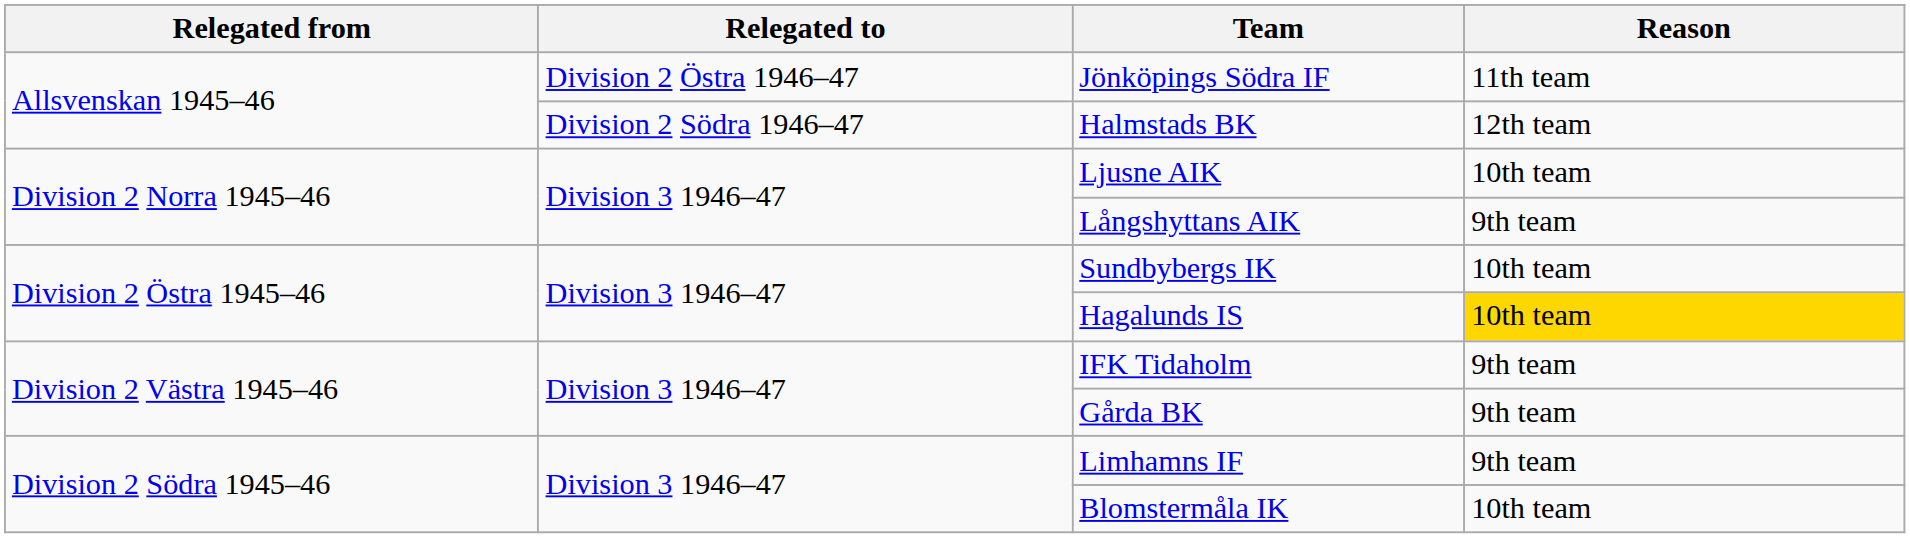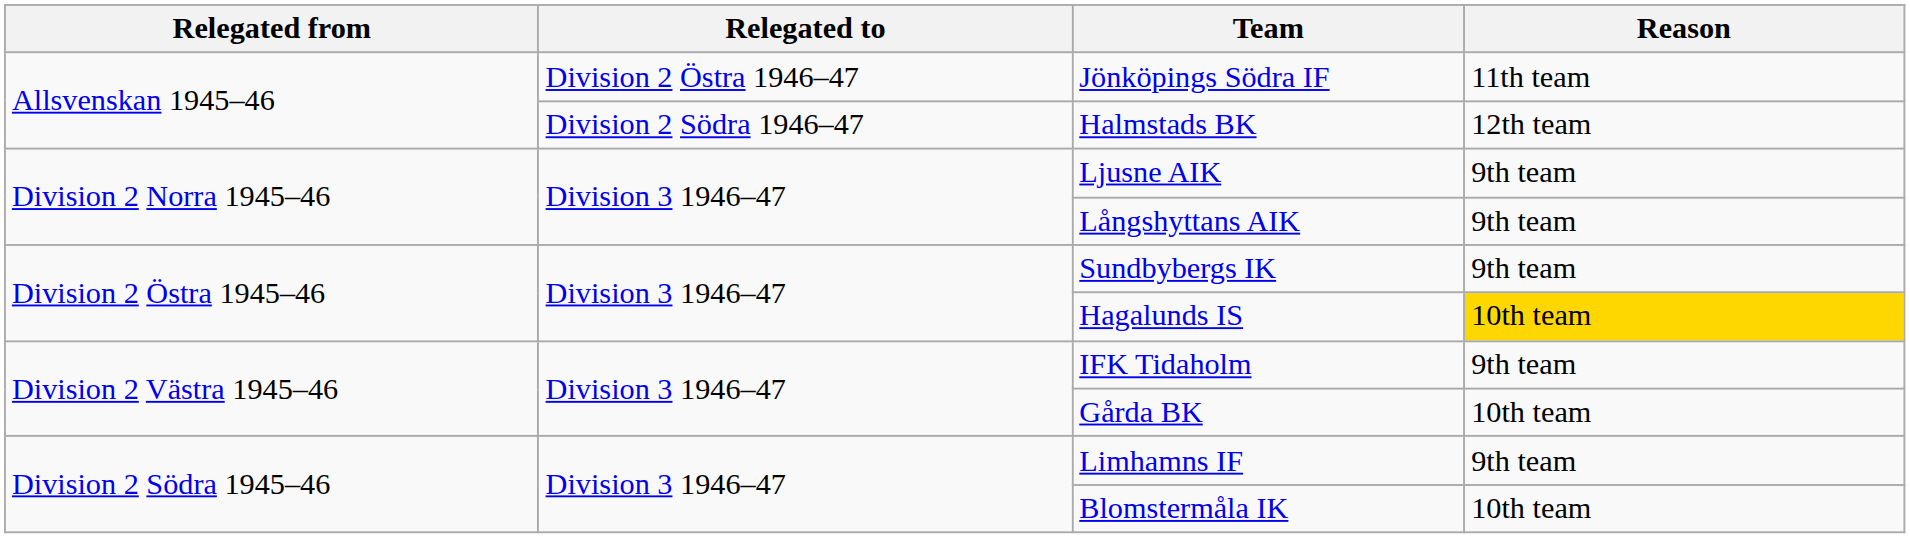(1531, 172) 10th team -> (1524, 172) 9th team
(1531, 268) 10th team -> (1524, 268) 9th team
(1524, 412) 9th team -> (1531, 412) 10th team
